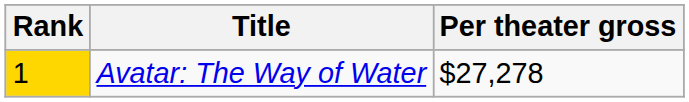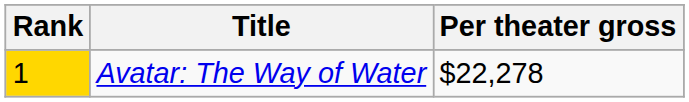(492, 73) $27,278 -> (492, 73) $22,278
